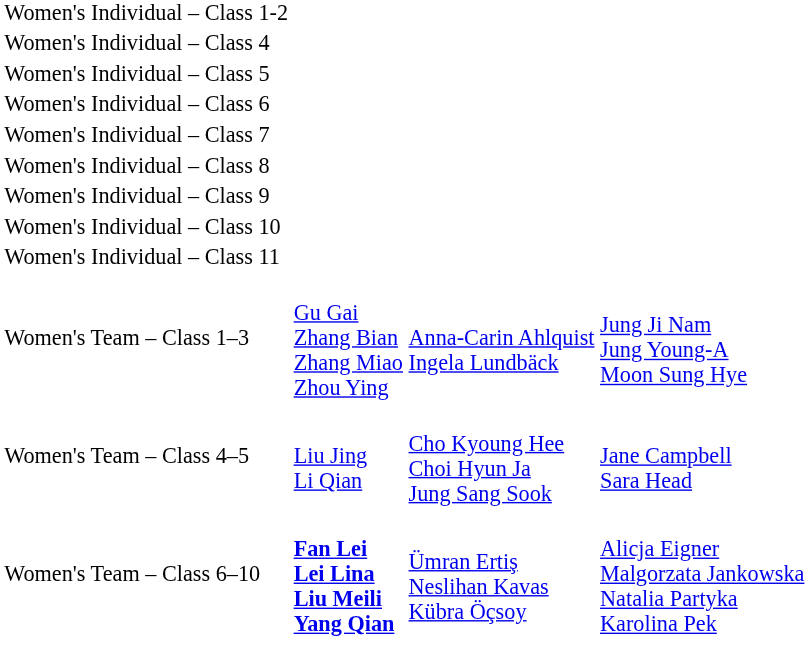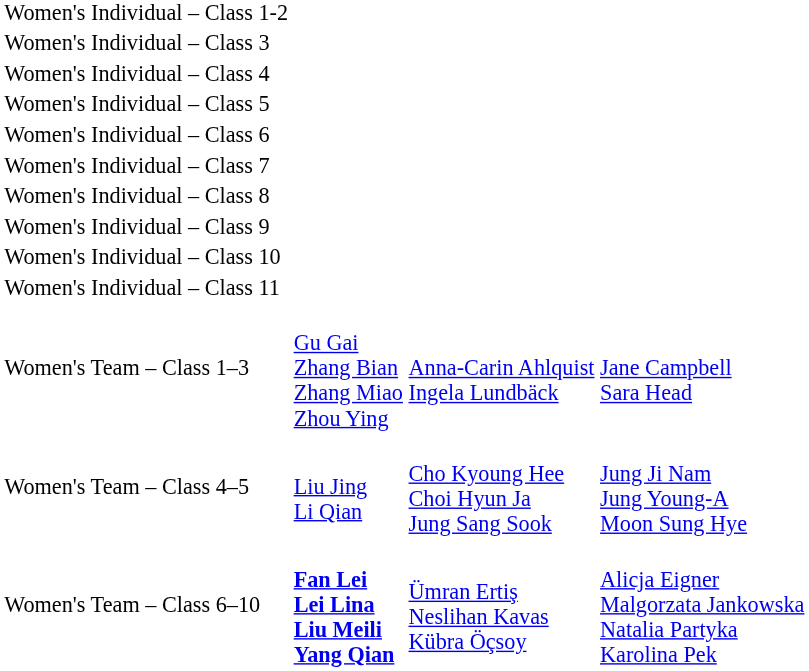+ row: (137, 43)
(674, 350) Jung Ji Nam Jung Young-A Moon Sung Hye -> (666, 380) Jane Campbell Sara Head
(666, 468) Jane Campbell Sara Head -> (674, 498) Jung Ji Nam Jung Young-A Moon Sung Hye
